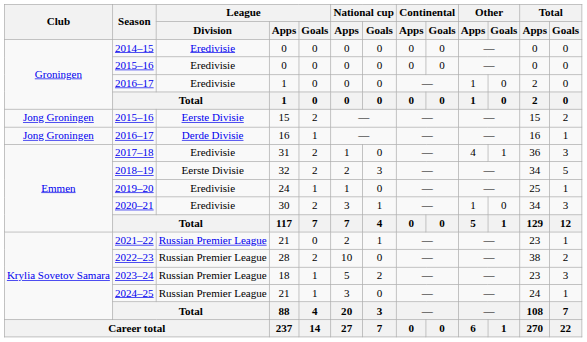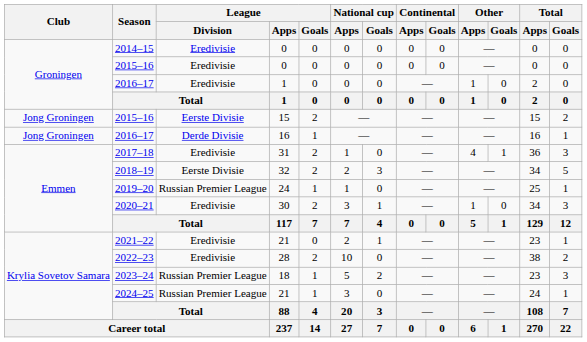(213, 188) Eredivisie -> (213, 188) Russian Premier League
(213, 240) Russian Premier League -> (213, 240) Eredivisie
(213, 258) Russian Premier League -> (213, 258) Eredivisie
